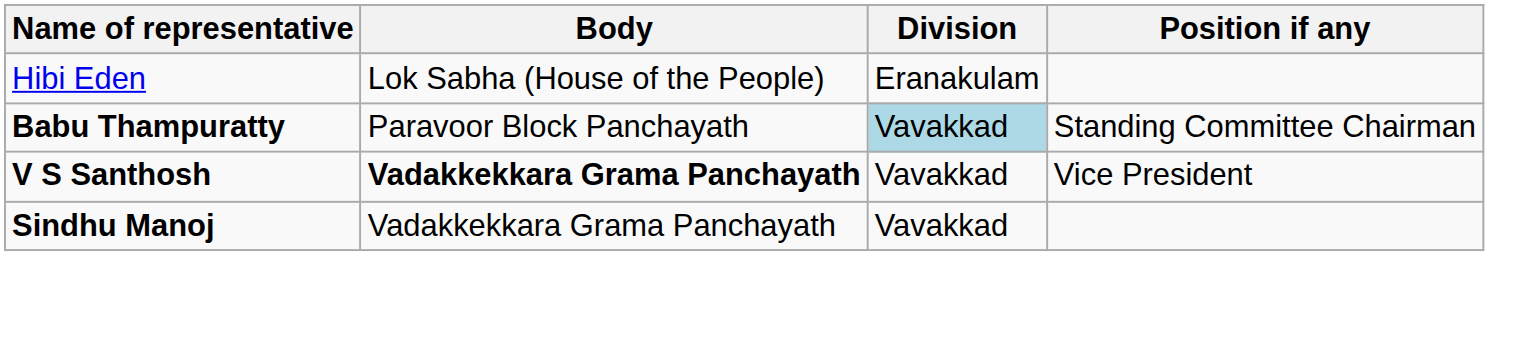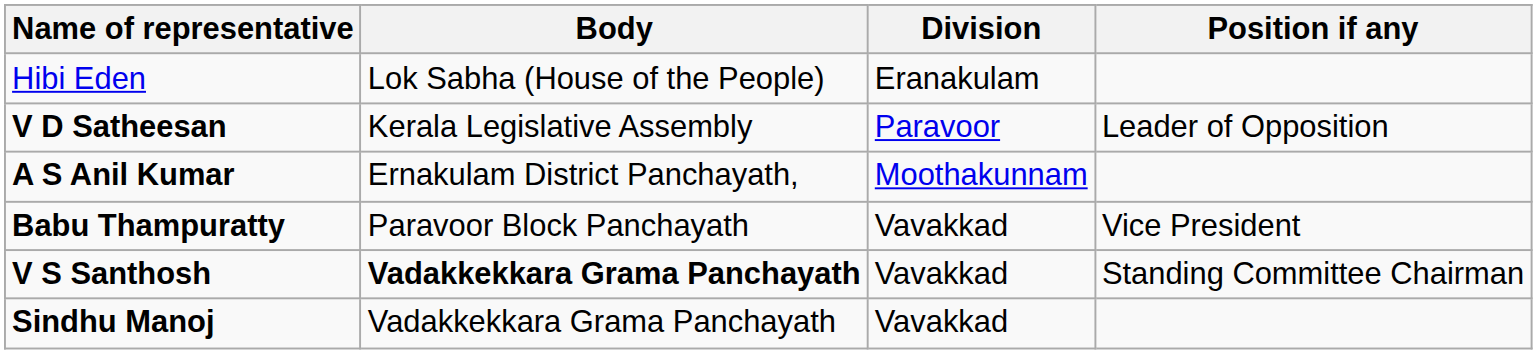+ row: (119, 126)
+ row: (123, 175)
(941, 126) lightblue background -> (941, 224) no background
(1265, 126) Standing Committee Chairman -> (1201, 224) Vice President
(1153, 175) Vice President -> (1313, 273) Standing Committee Chairman
